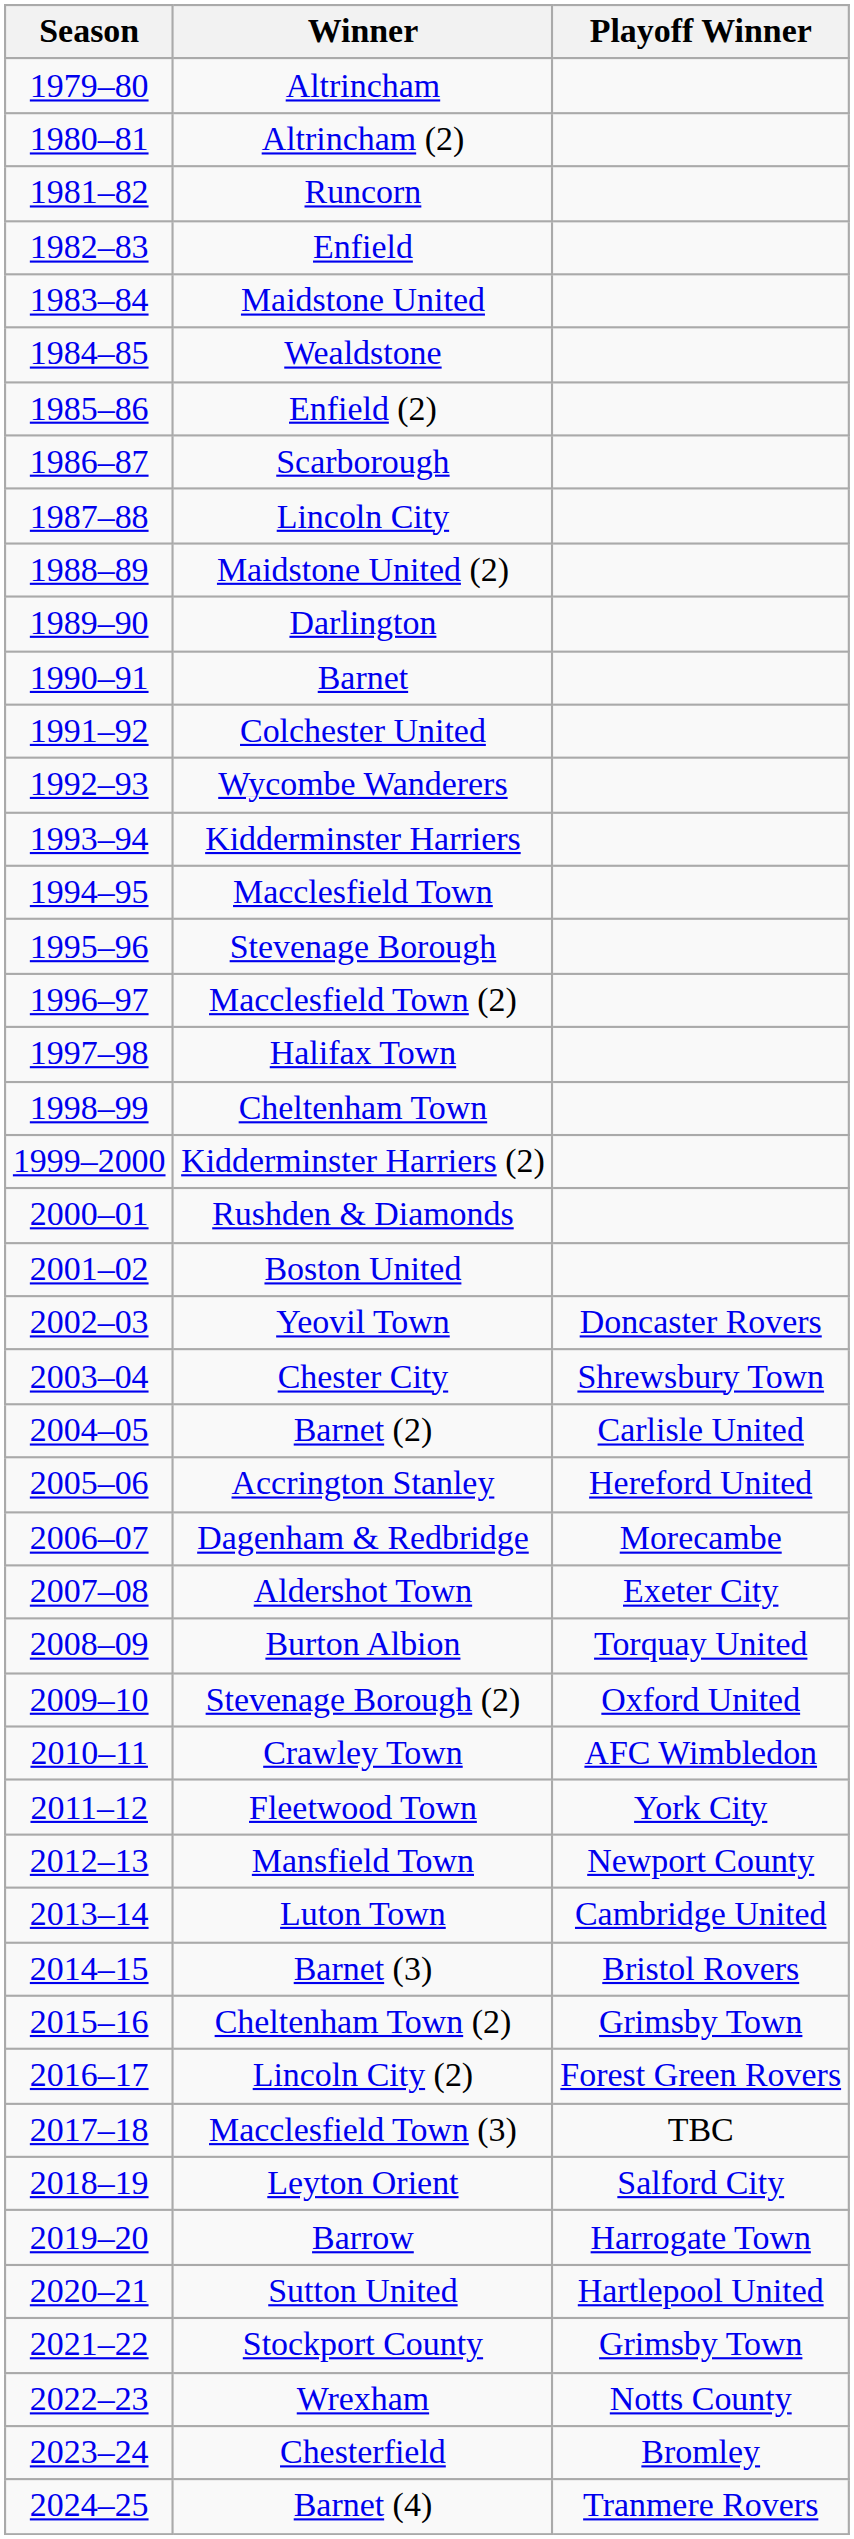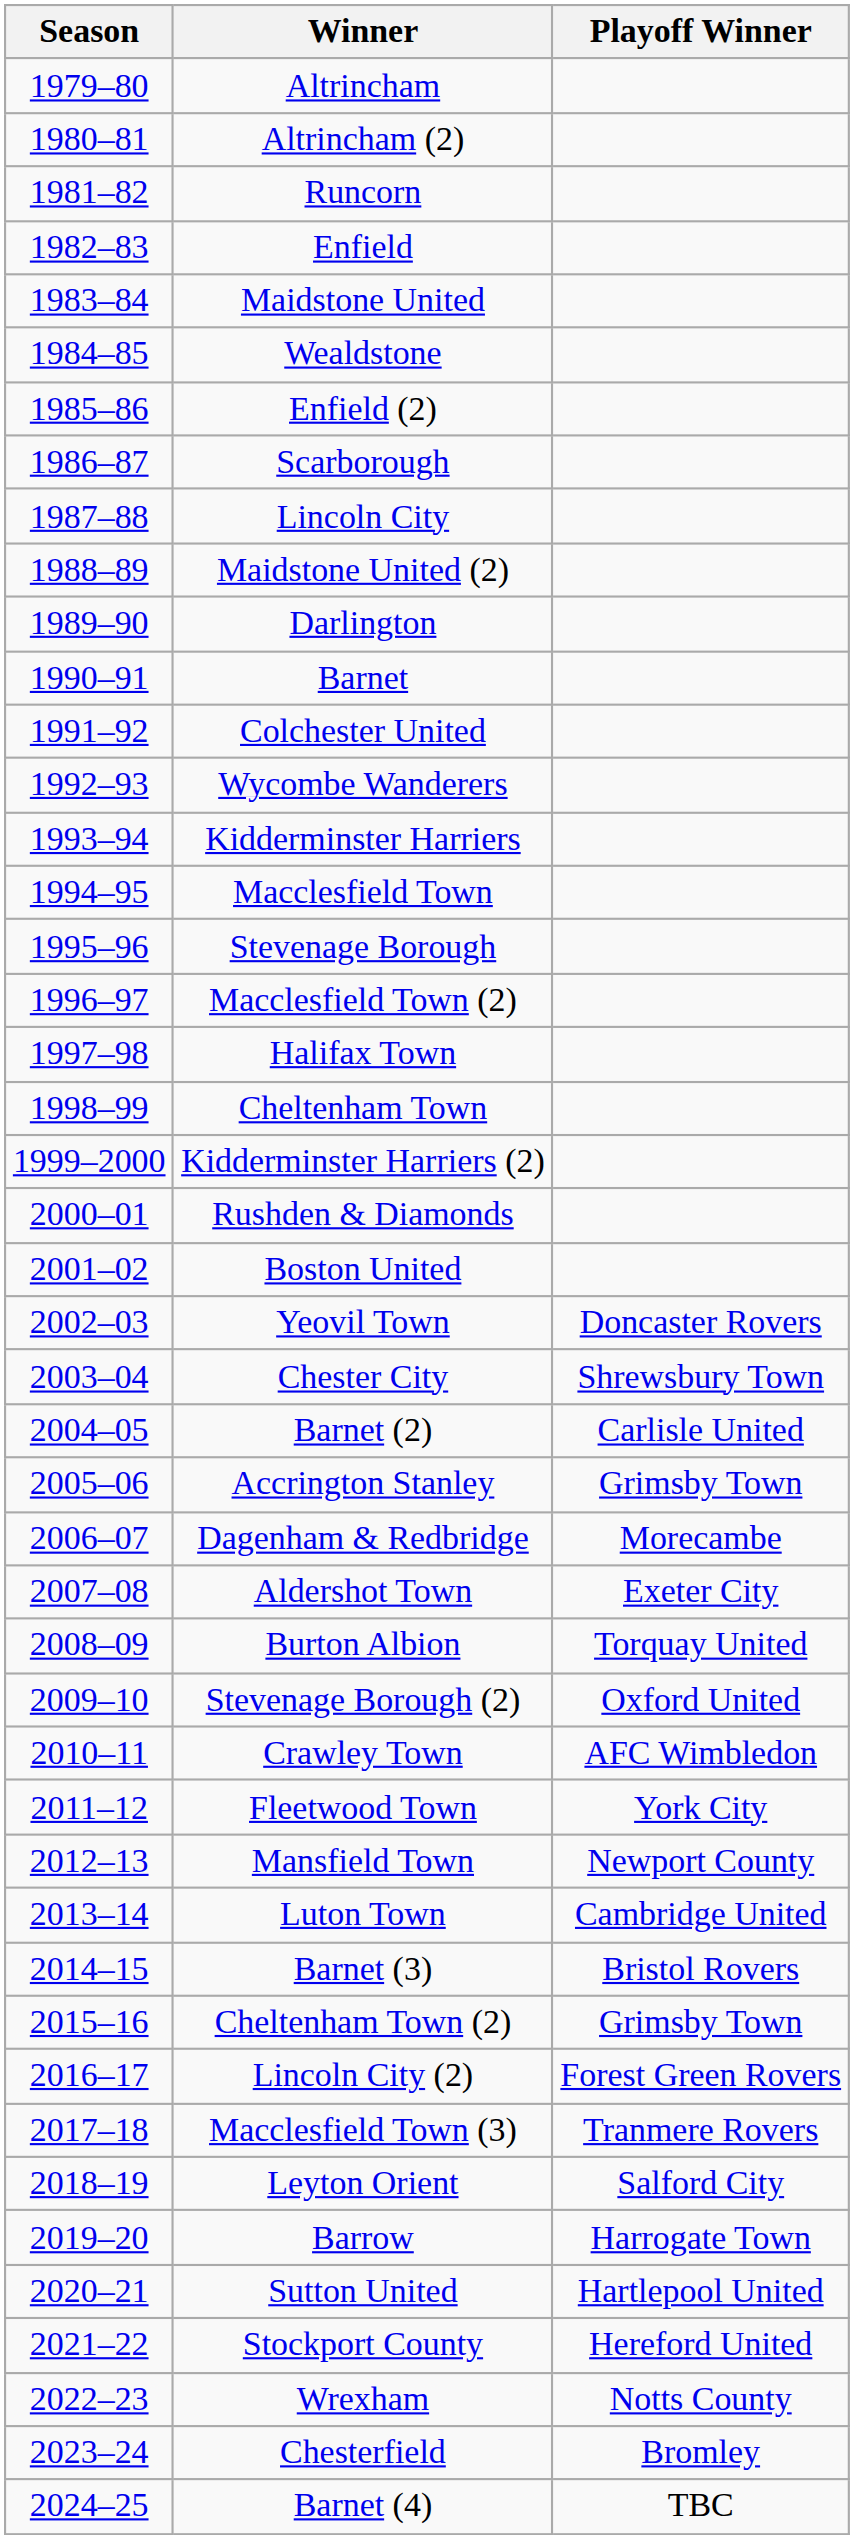(701, 1483) Hereford United -> (701, 1483) Grimsby Town
(701, 2129) TBC -> (701, 2129) Tranmere Rovers
(701, 2344) Grimsby Town -> (701, 2344) Hereford United
(701, 2505) Tranmere Rovers -> (701, 2505) TBC
